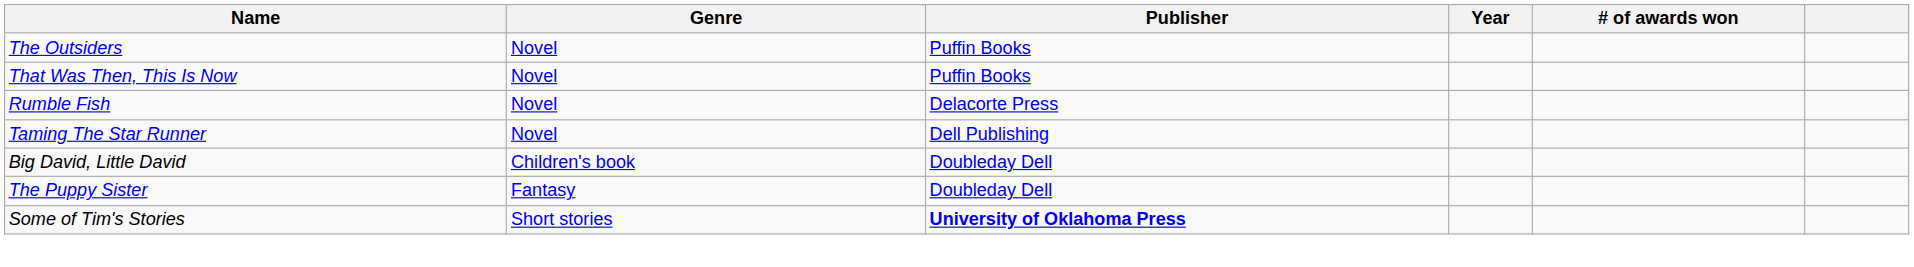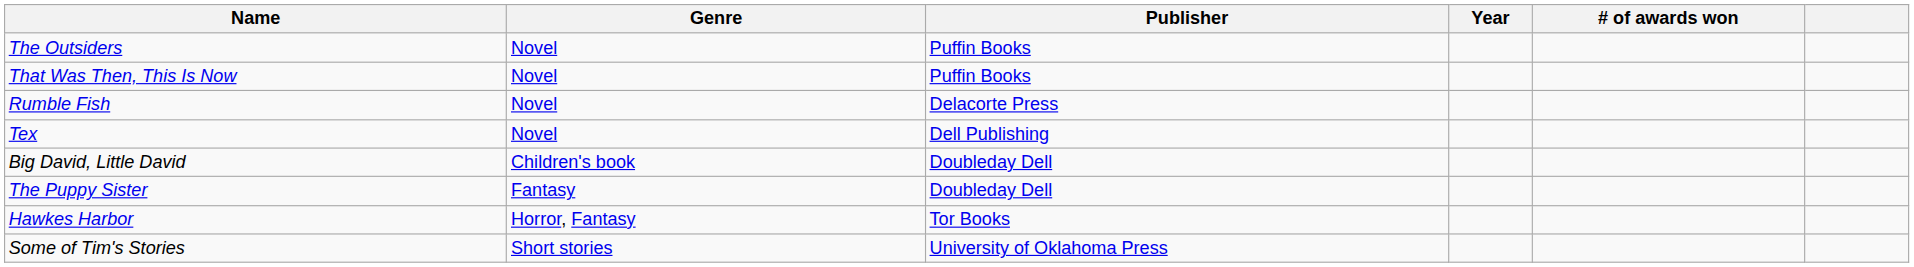+ row: (23, 133)
- row: (107, 133)
+ row: (71, 219)
(1058, 219) bold -> (1049, 248) normal
